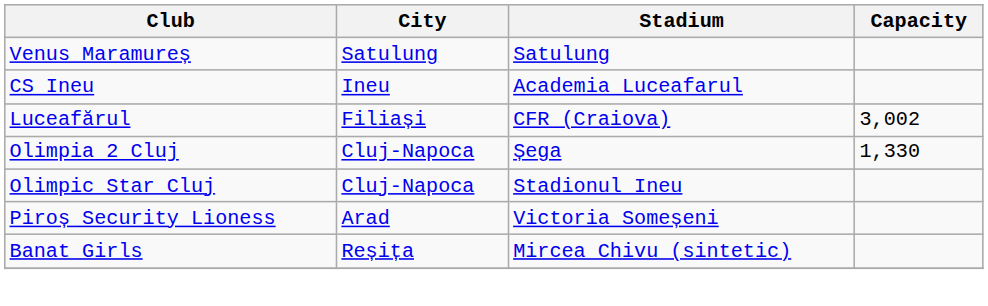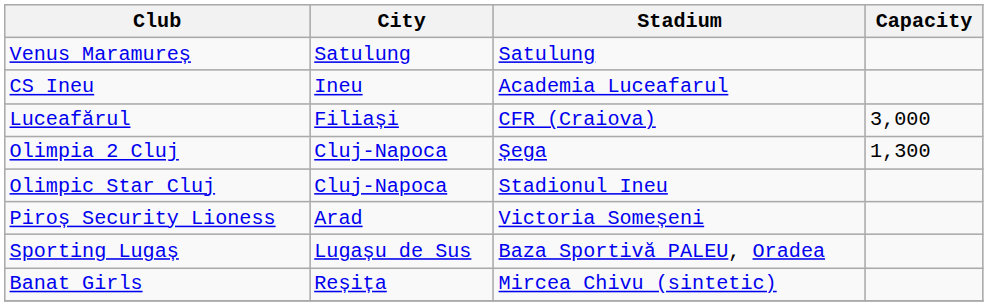(890, 120) 3,002 -> (900, 120) 3,000
(890, 153) 1,330 -> (900, 153) 1,300
+ row: (94, 251)
